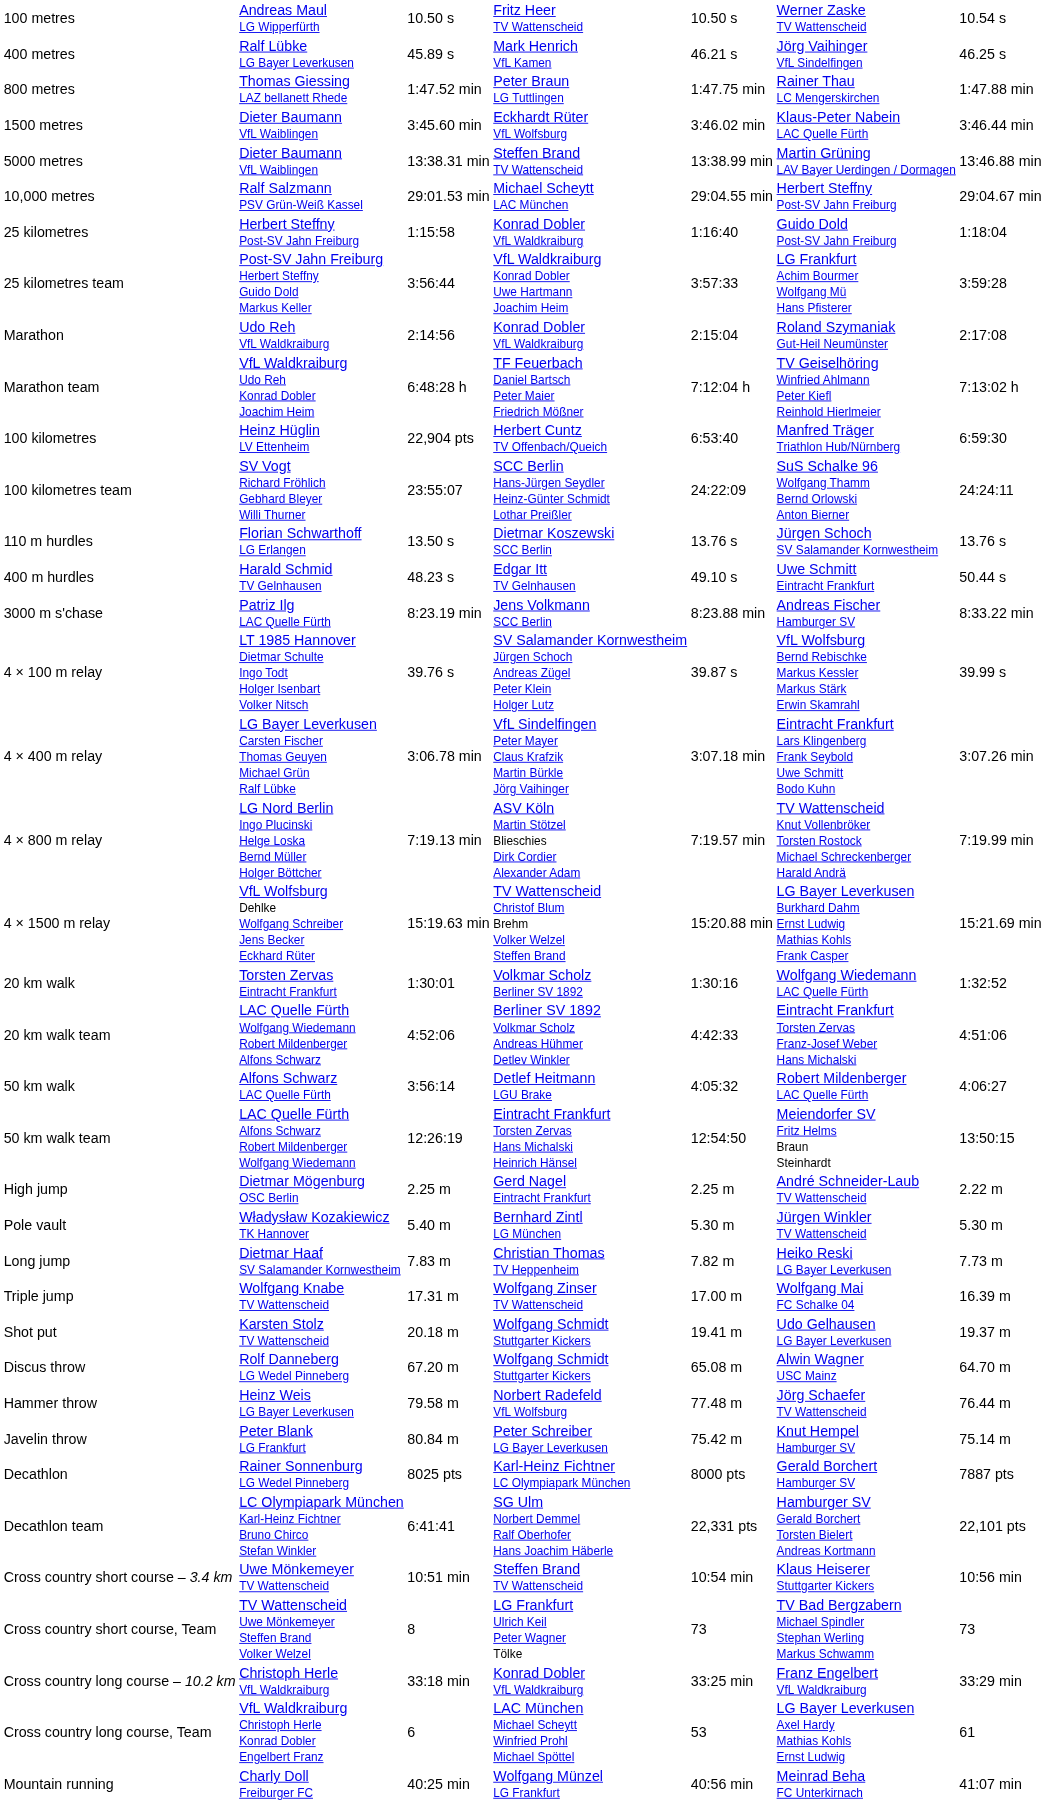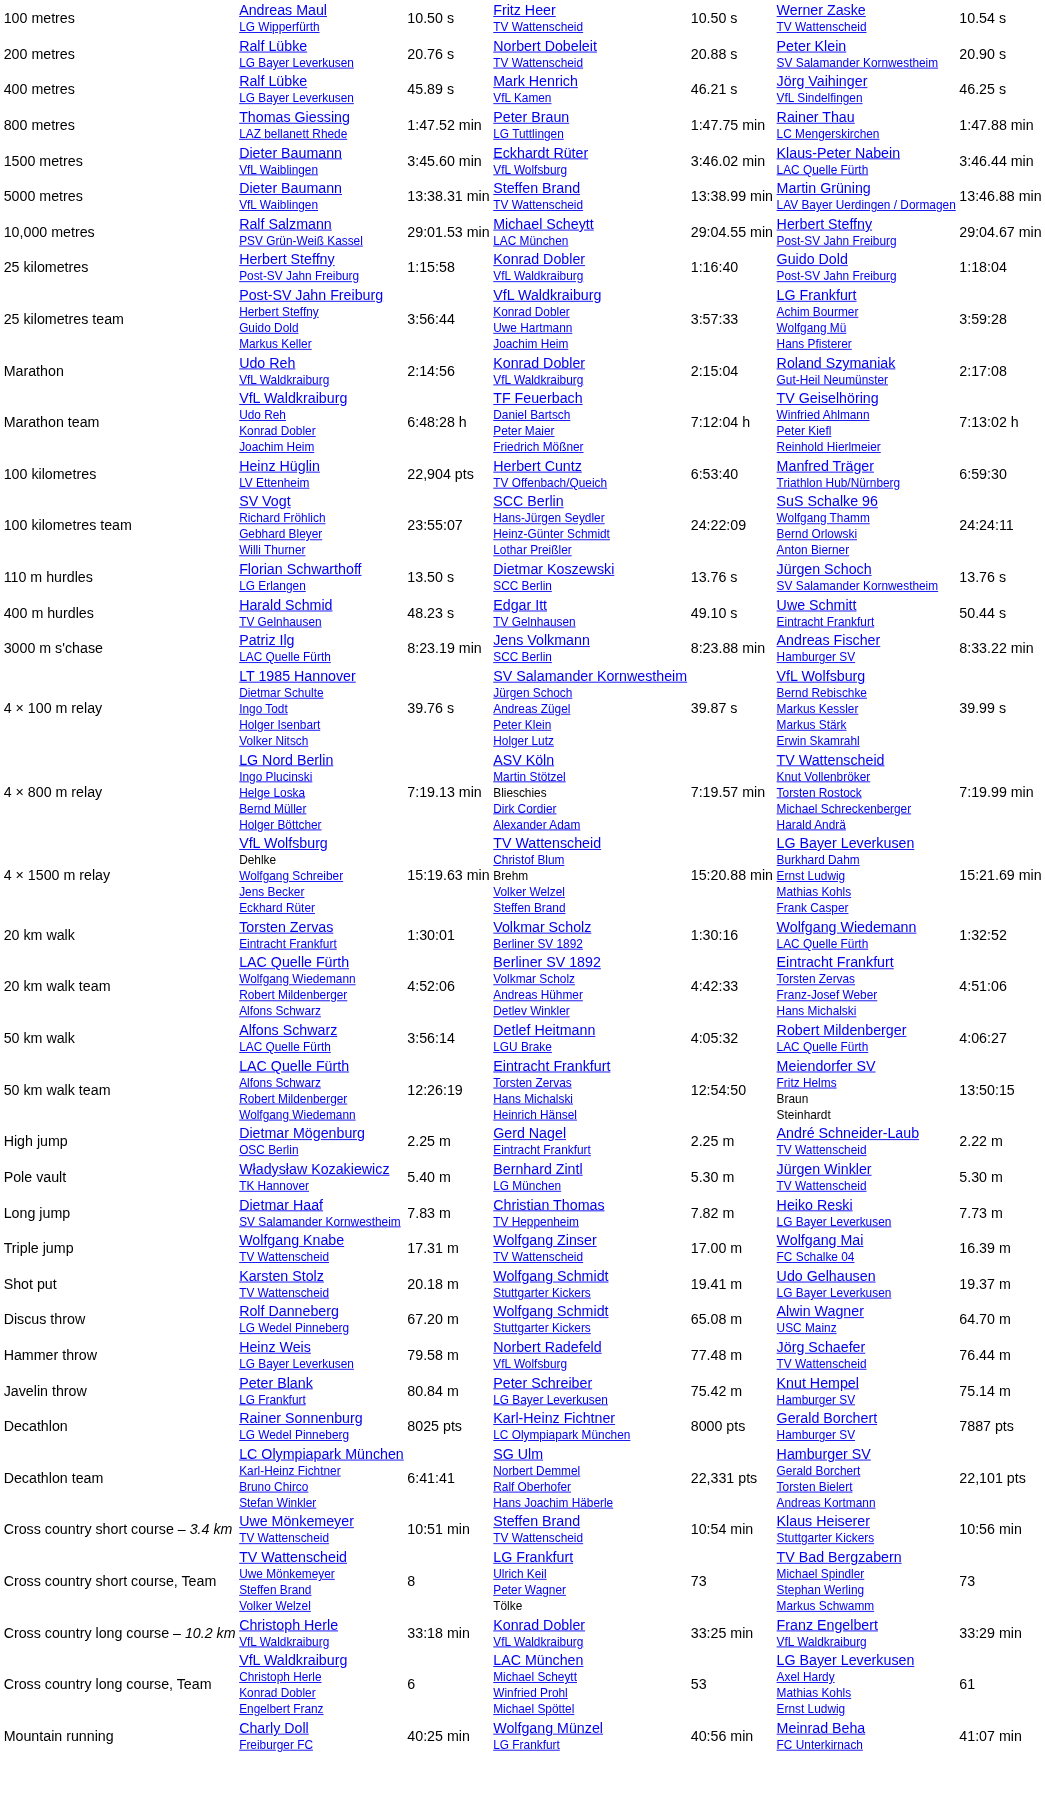+ row: (39, 54)
- row: (53, 756)
